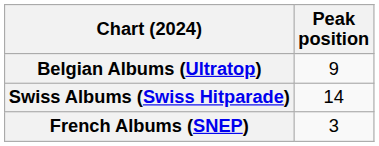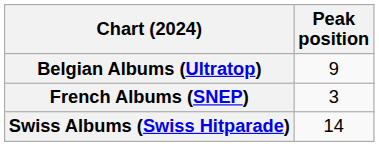rows swapped: (149, 126) <-> (149, 97)
